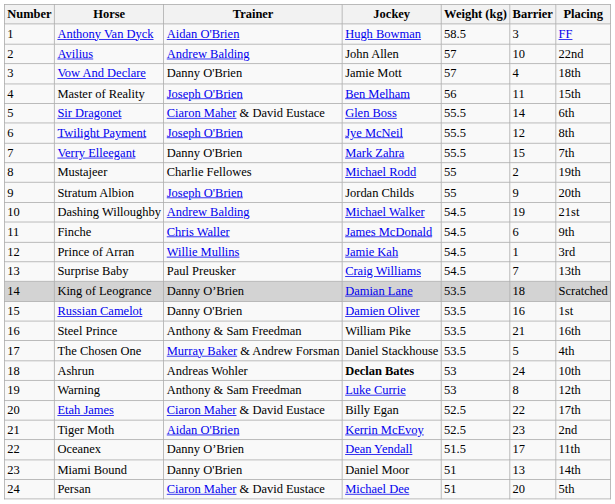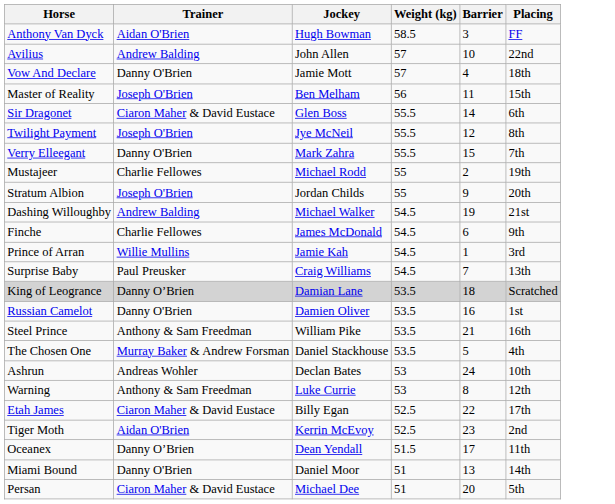- column: (29, 14)
(198, 232) Chris Waller -> (159, 232) Charlie Fellowes
(380, 370) bold -> (328, 370) normal
